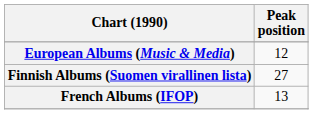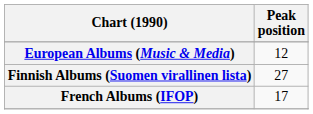(281, 97) 13 -> (281, 97) 17
